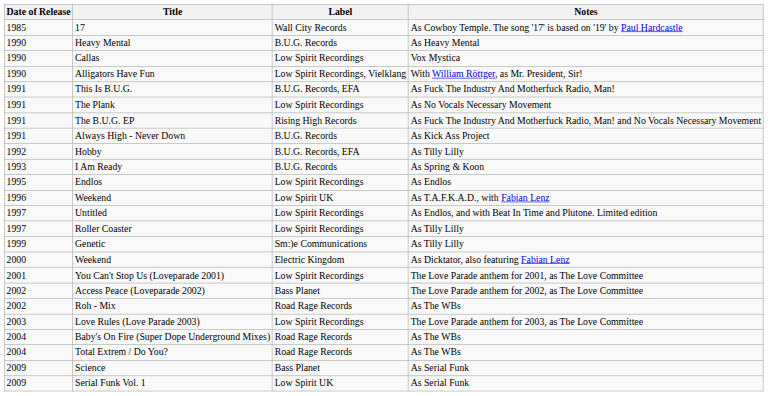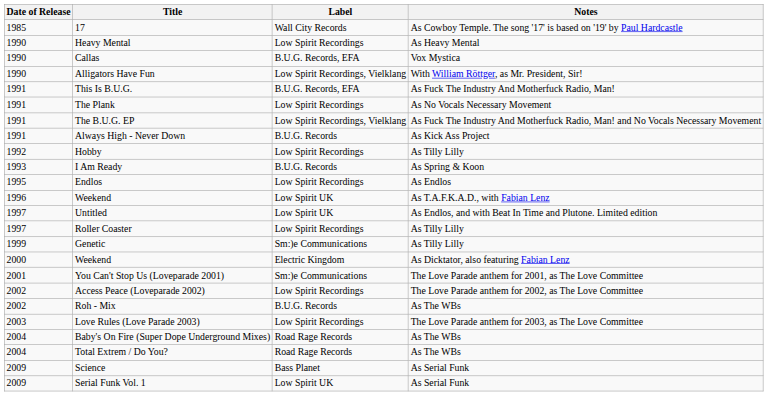(306, 43) B.U.G. Records -> (319, 43) Low Spirit Recordings
(319, 58) Low Spirit Recordings -> (317, 58) B.U.G. Records, EFA
(316, 120) Rising High Records -> (340, 120) Low Spirit Recordings, Vielklang
(317, 151) B.U.G. Records, EFA -> (319, 151) Low Spirit Recordings
(319, 213) Low Spirit Recordings -> (304, 213) Low Spirit UK
(319, 275) Low Spirit Recordings -> (321, 275) Sm:)e Communications
(297, 290) Bass Planet -> (319, 290) Low Spirit Recordings
(313, 306) Road Rage Records -> (306, 306) B.U.G. Records
